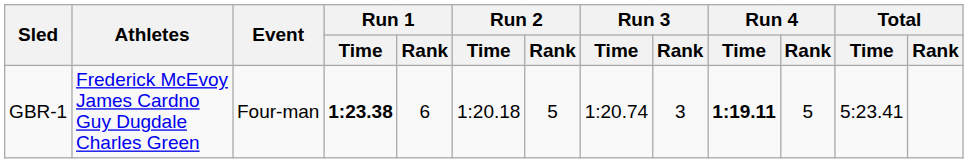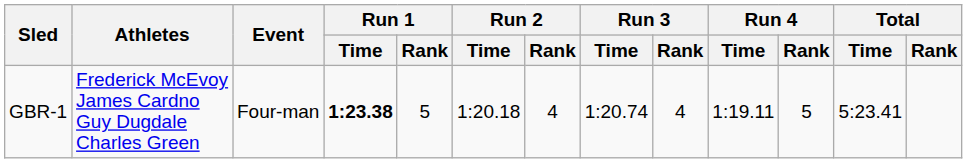(425, 112) 6 -> (425, 112) 5
(553, 112) 5 -> (553, 112) 4
(680, 112) 3 -> (680, 112) 4
(744, 112) bold -> (743, 112) normal
